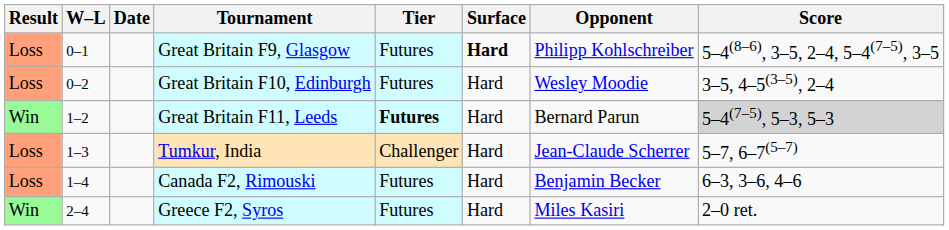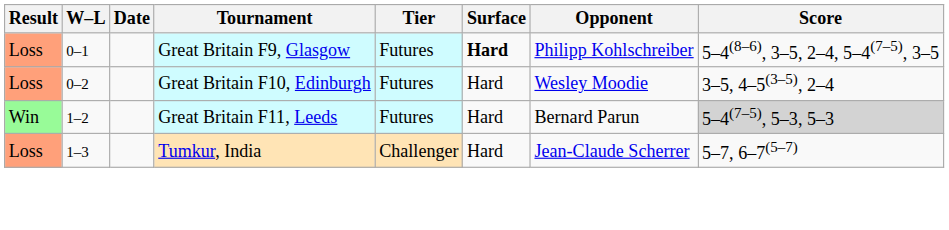(409, 117) bold -> (406, 117) normal
- row: (237, 181)
- row: (221, 210)
